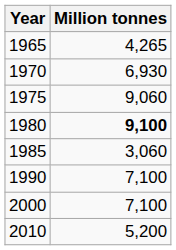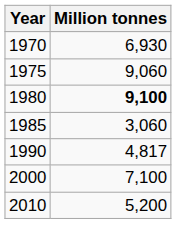- row: (28, 45)
(146, 178) 7,100 -> (146, 151) 4,817
